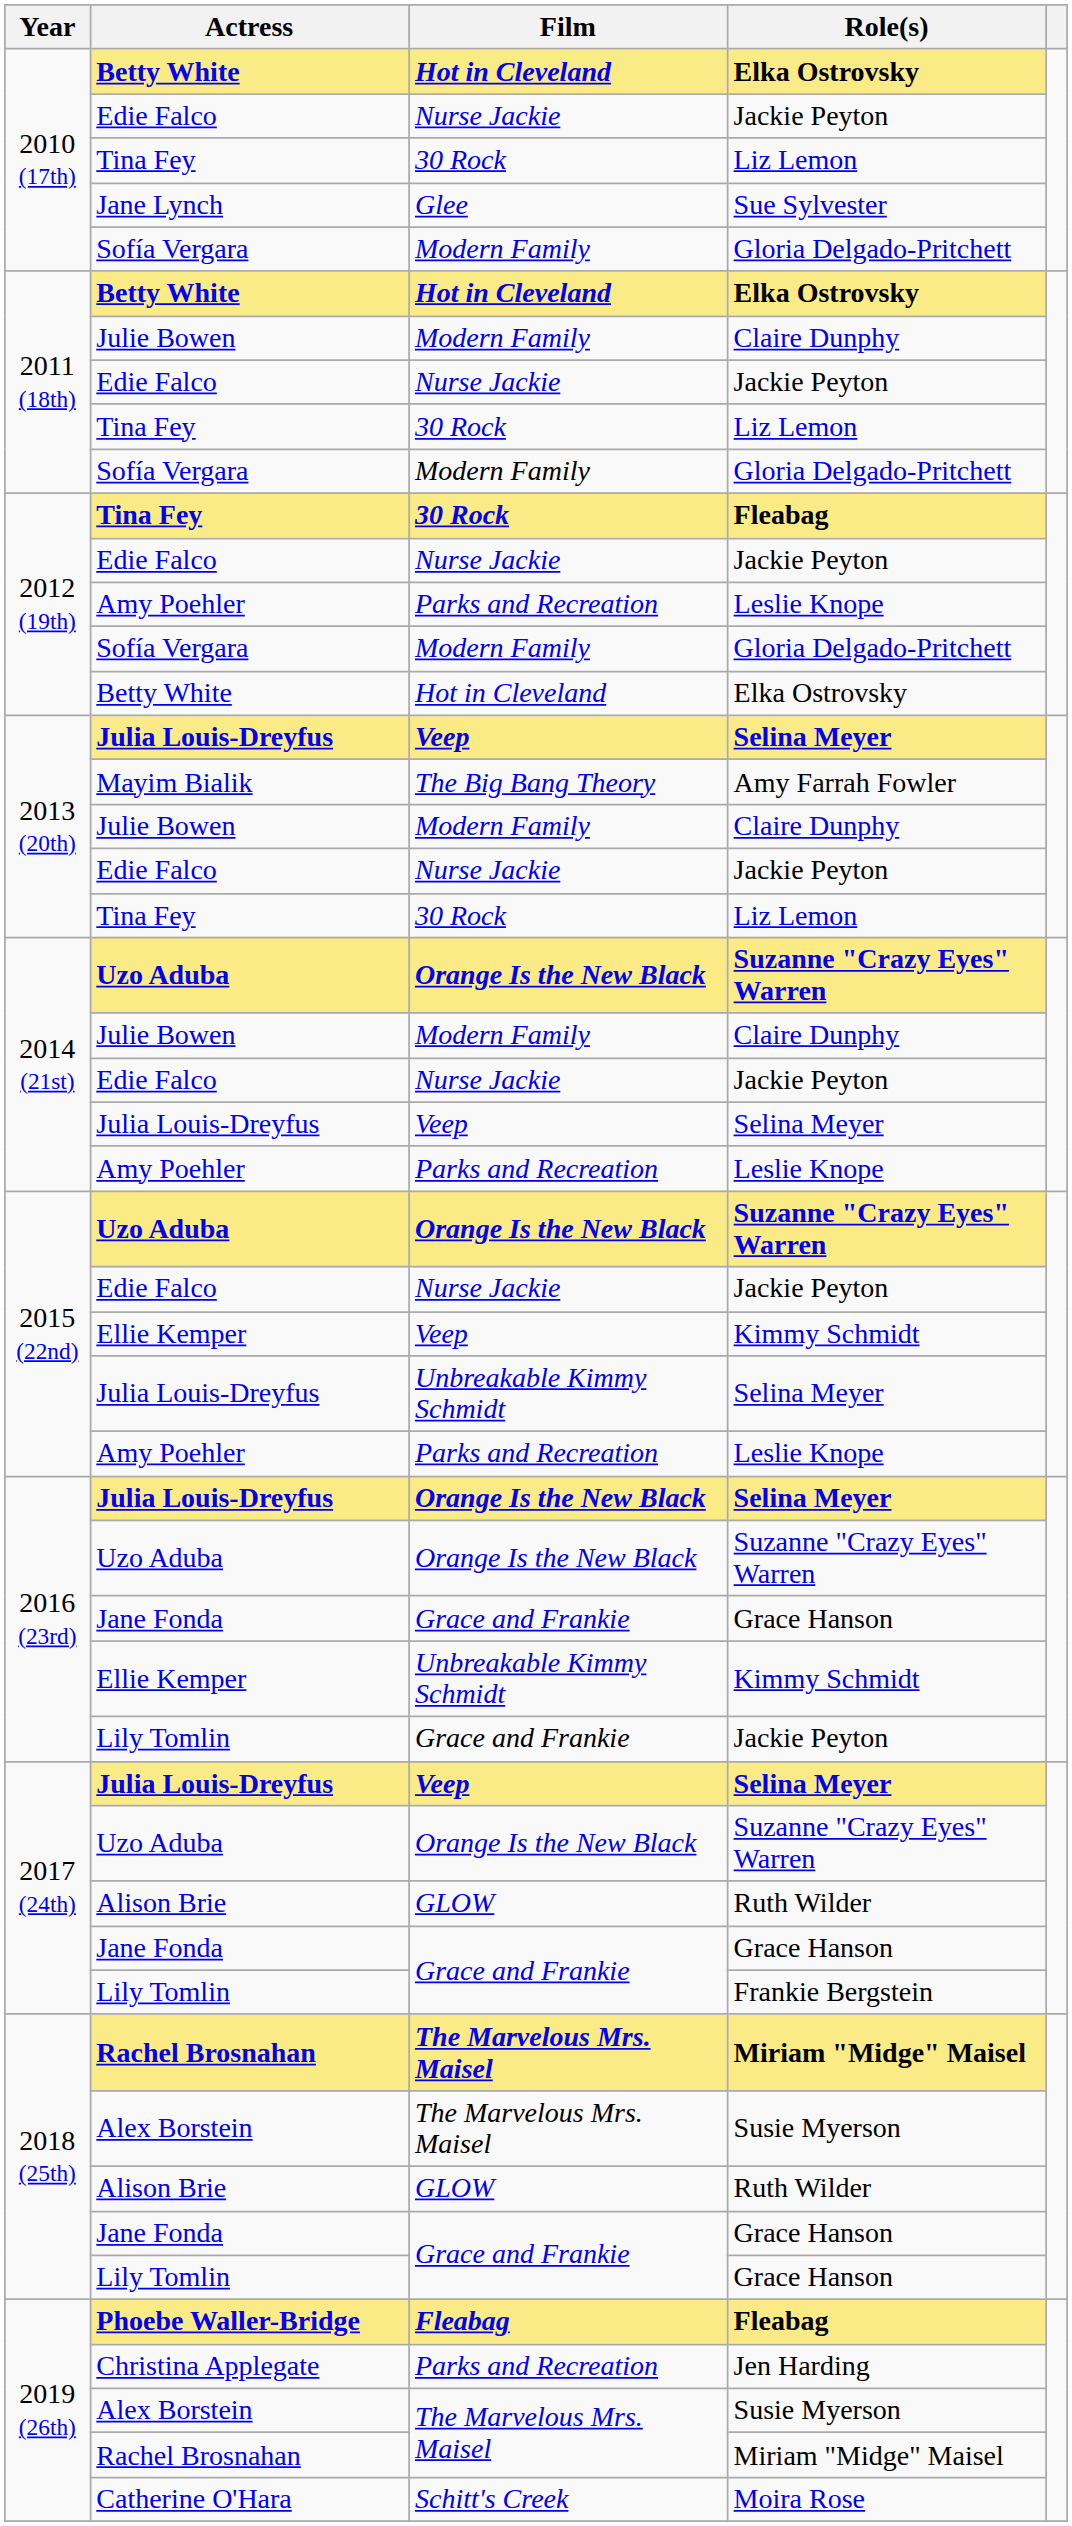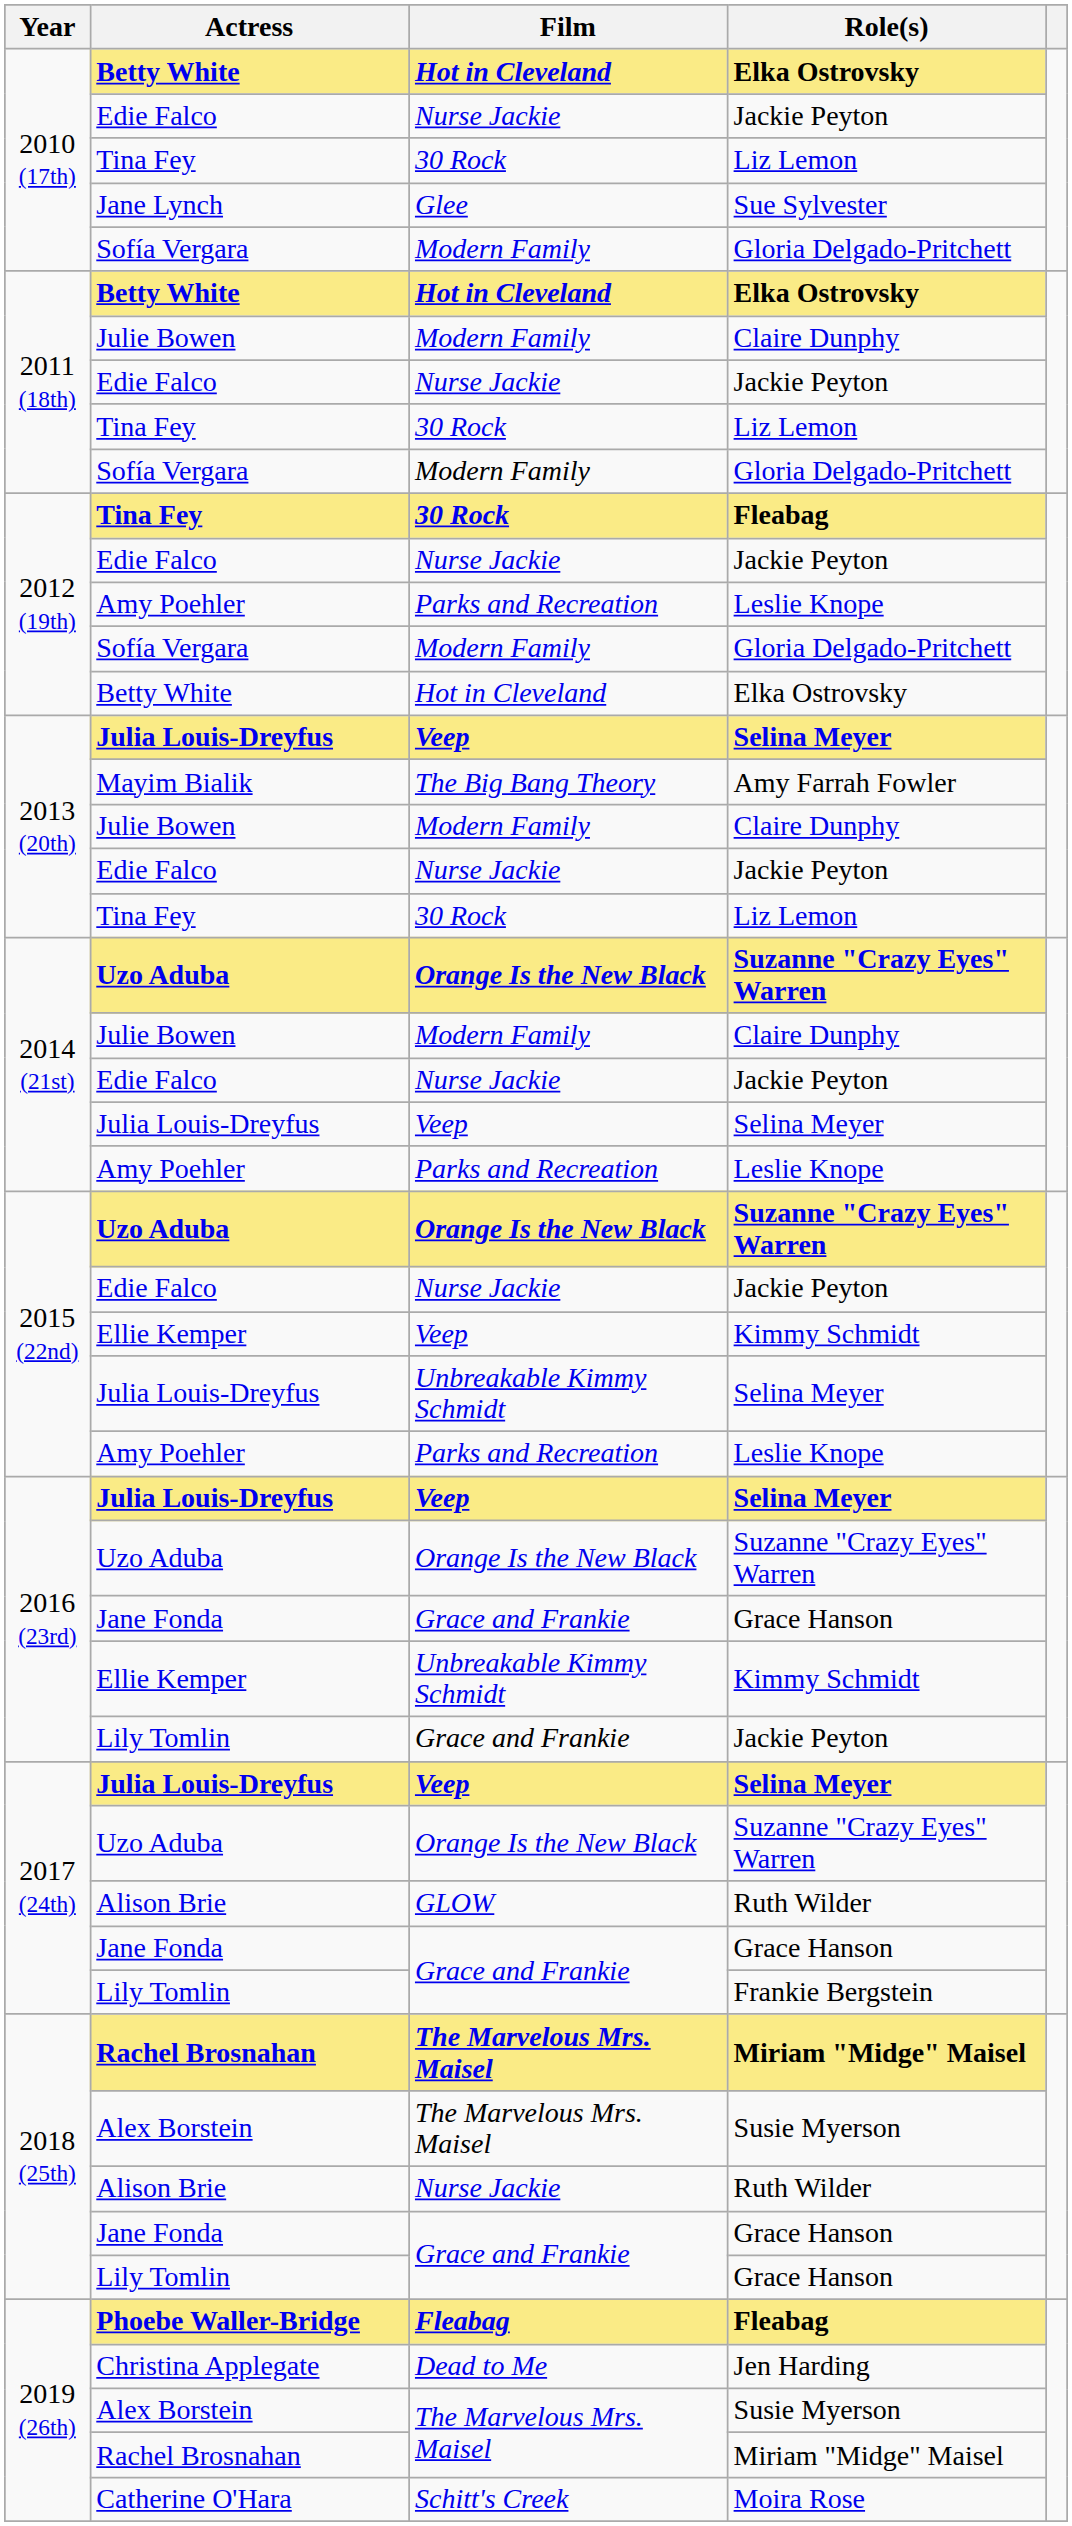(560, 1497) Orange Is the New Black -> (442, 1497) Veep
(455, 2188) GLOW -> (488, 2188) Nurse Jackie
(537, 2365) Parks and Recreation -> (481, 2365) Dead to Me
